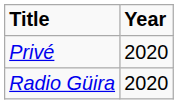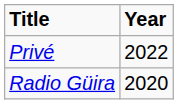(146, 51) 2020 -> (146, 51) 2022
